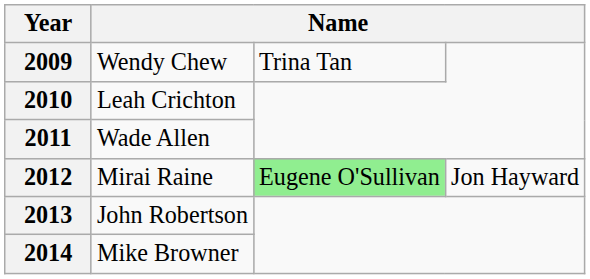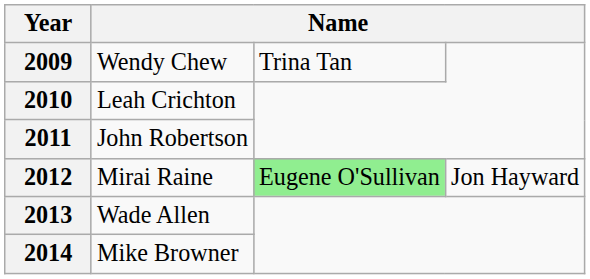(153, 138) Wade Allen -> (172, 138) John Robertson
(172, 215) John Robertson -> (153, 215) Wade Allen
